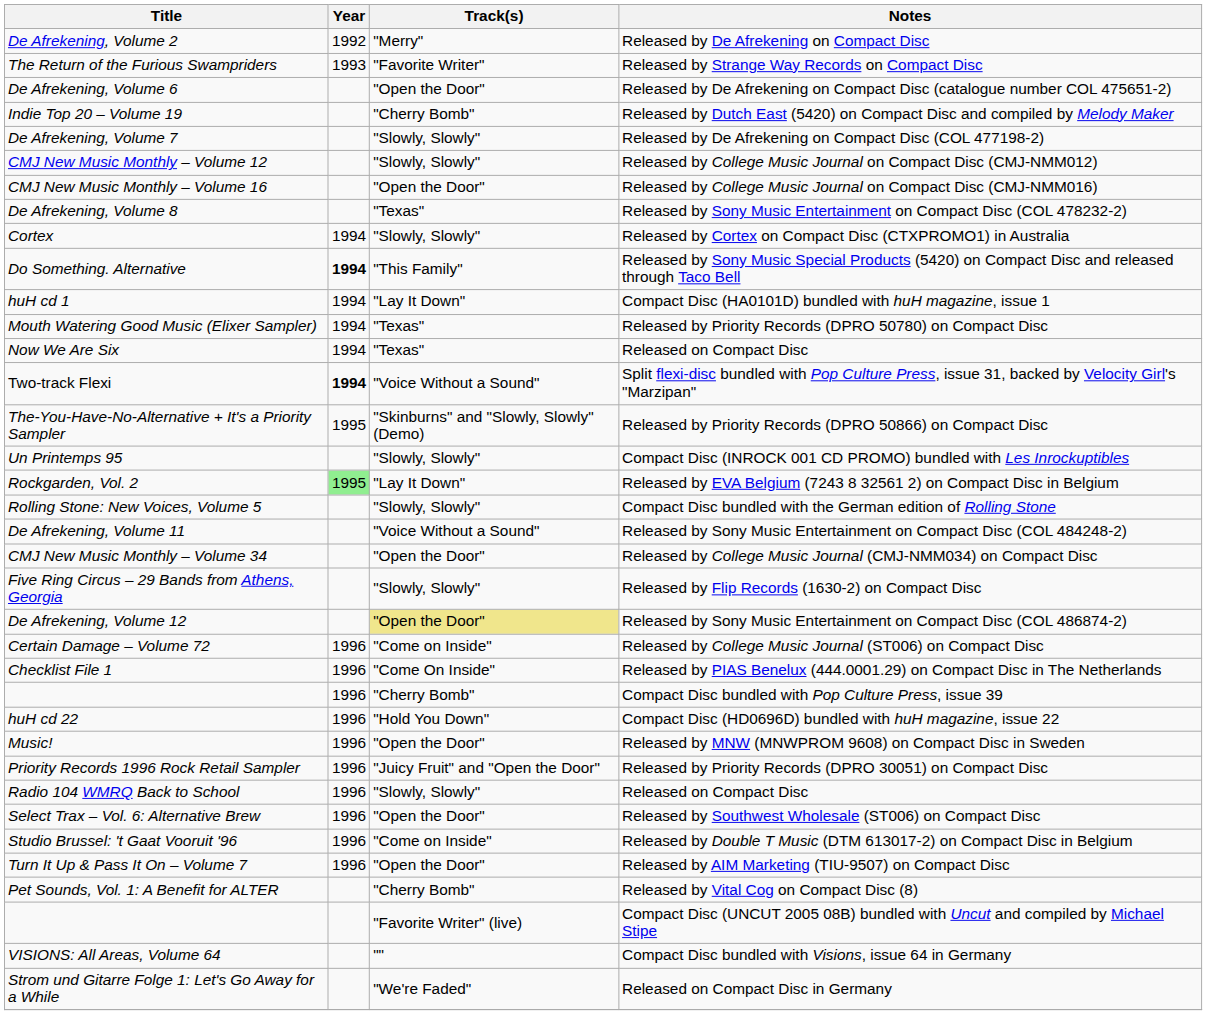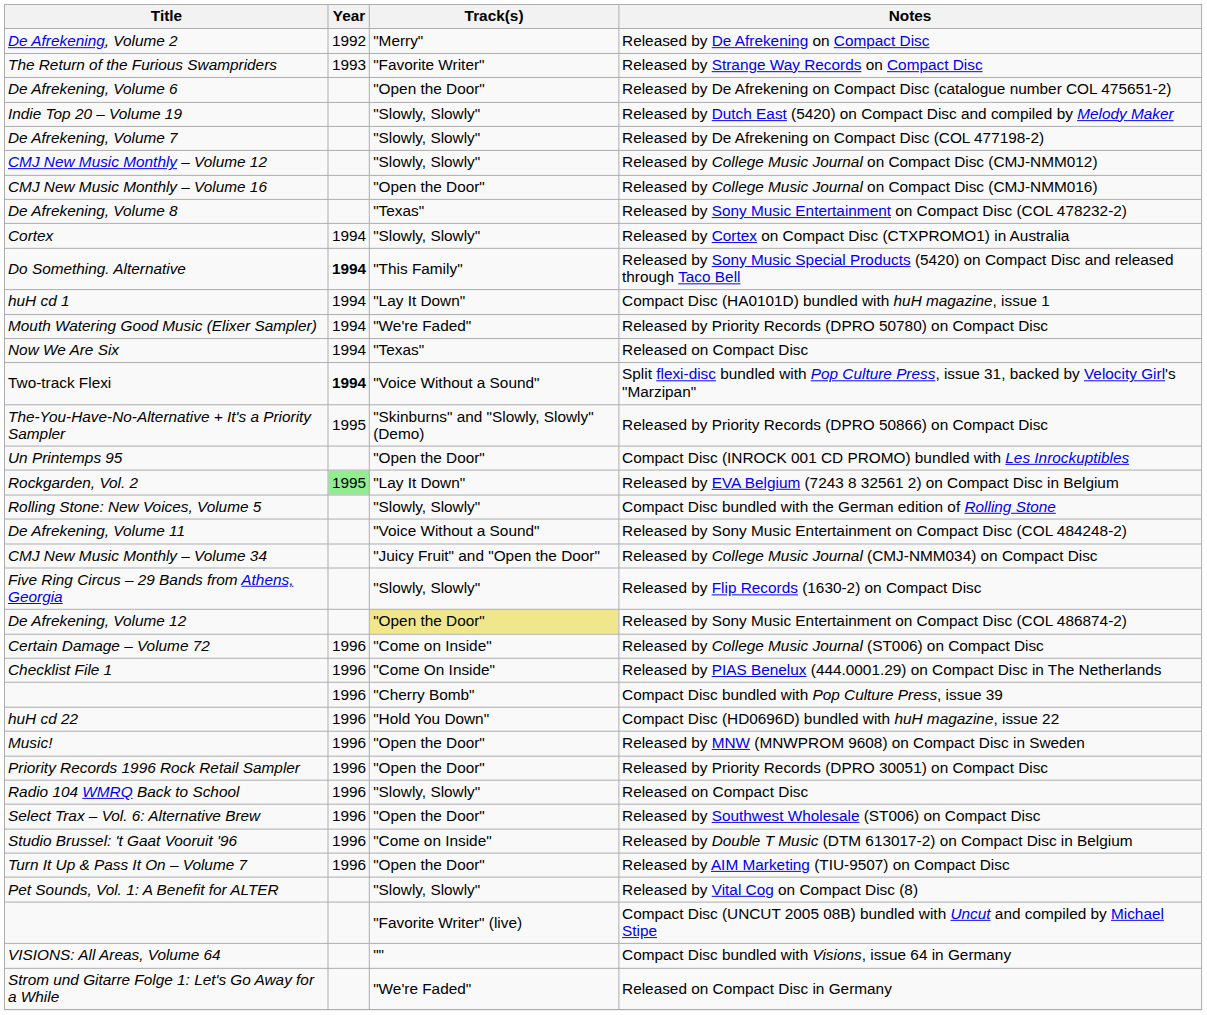(424, 114) "Cherry Bomb" -> (427, 114) "Slowly, Slowly"
(399, 326) "Texas" -> (422, 326) "We're Faded"
(427, 458) "Slowly, Slowly" -> (429, 458) "Open the Door"
(429, 555) "Open the Door" -> (487, 555) "Juicy Fruit" and "Open the Door"
(487, 767) "Juicy Fruit" and "Open the Door" -> (429, 767) "Open the Door"
(424, 889) "Cherry Bomb" -> (427, 889) "Slowly, Slowly"
